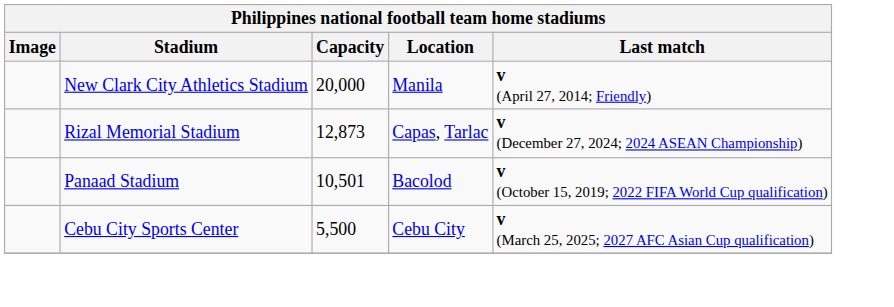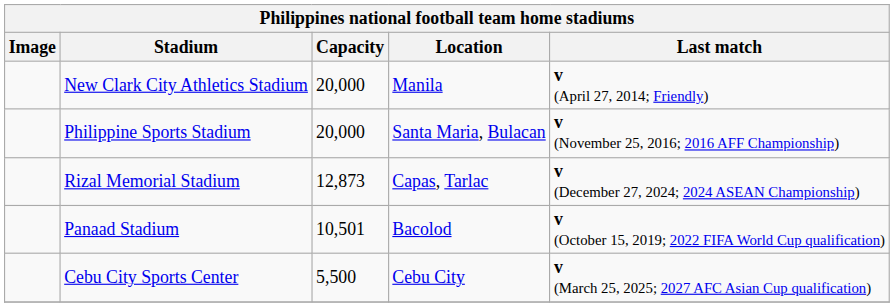+ row: (157, 133)
